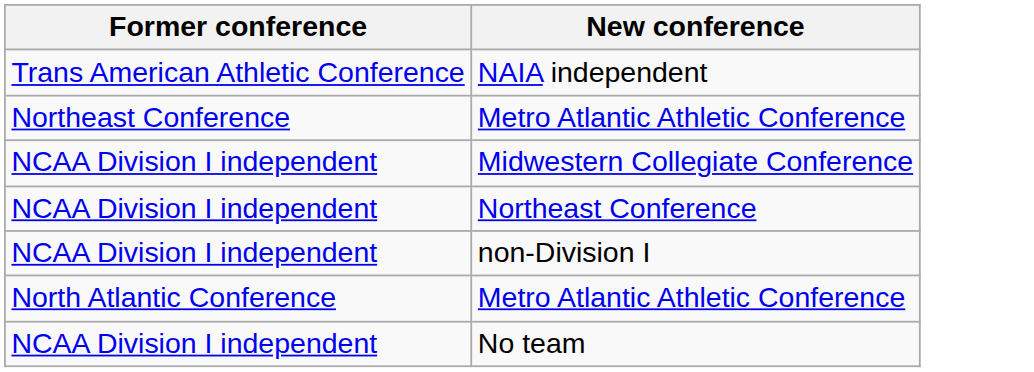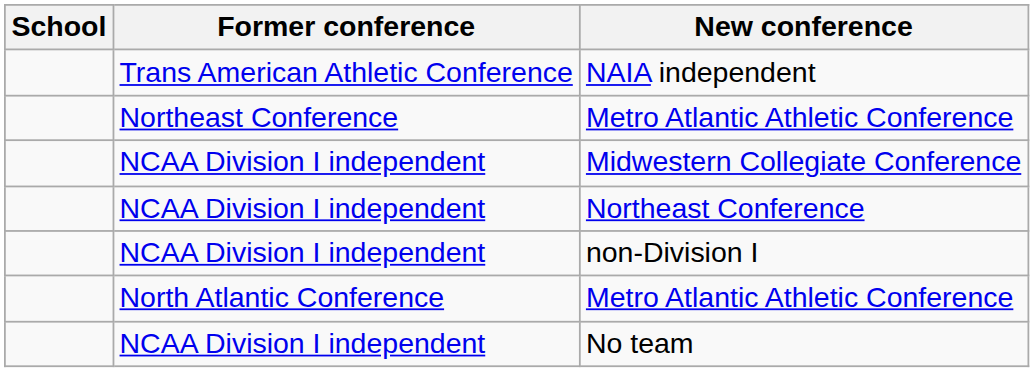+ column: (59, 27)
